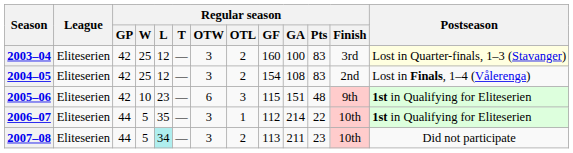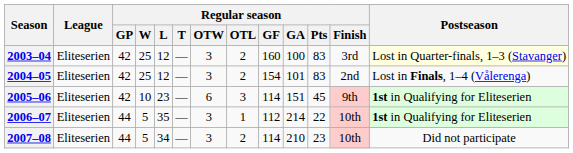(296, 76) 108 -> (296, 76) 101
(271, 97) 115 -> (271, 97) 114
(319, 97) 48 -> (319, 97) 45
(163, 138) paleturquoise background -> (163, 138) no background
(271, 138) 113 -> (271, 138) 114
(296, 138) 211 -> (296, 138) 210
